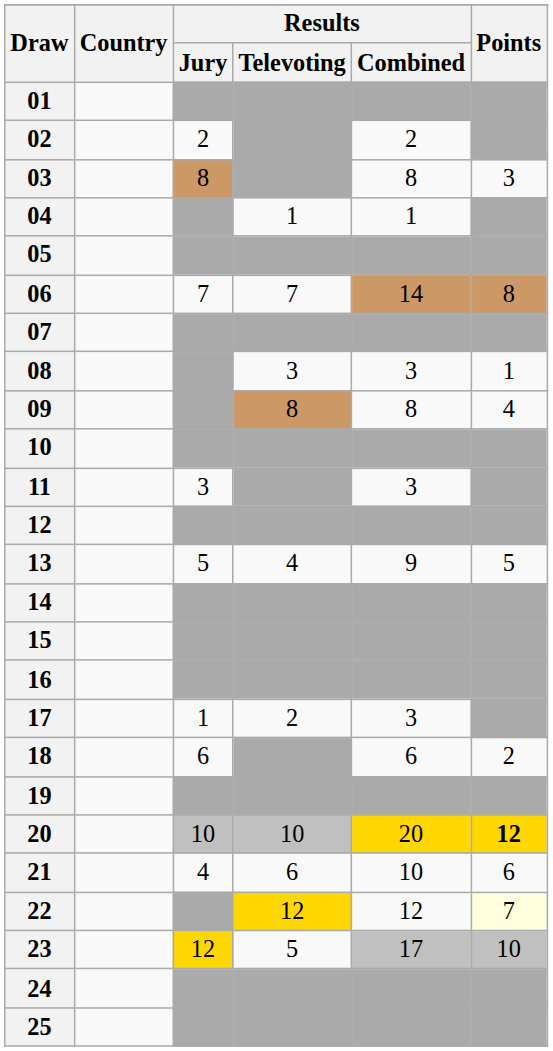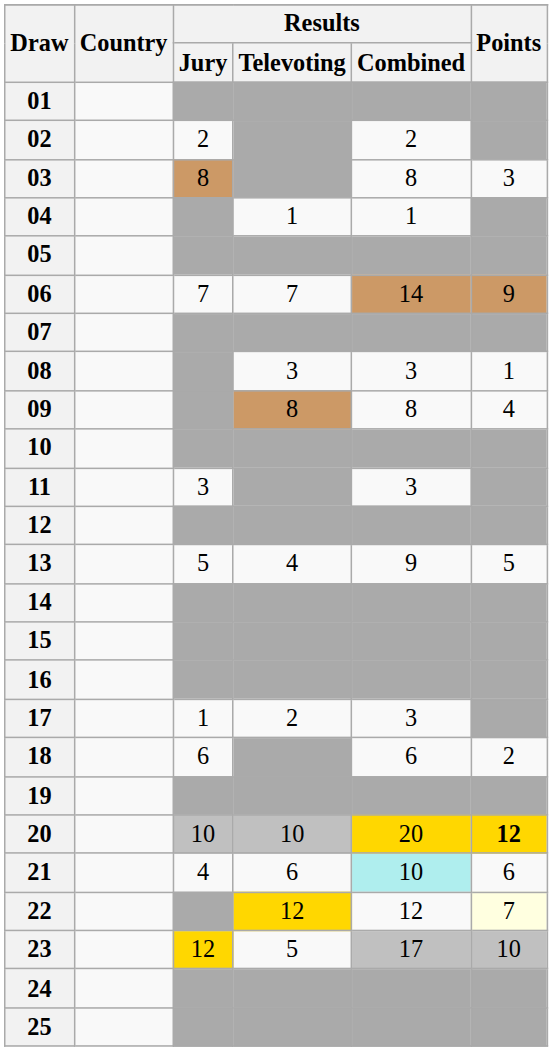(509, 293) 8 -> (509, 293) 9
(411, 872) no background -> (411, 872) paleturquoise background
